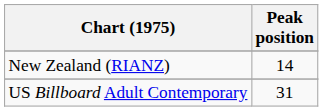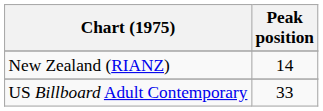(285, 92) 31 -> (285, 92) 33
